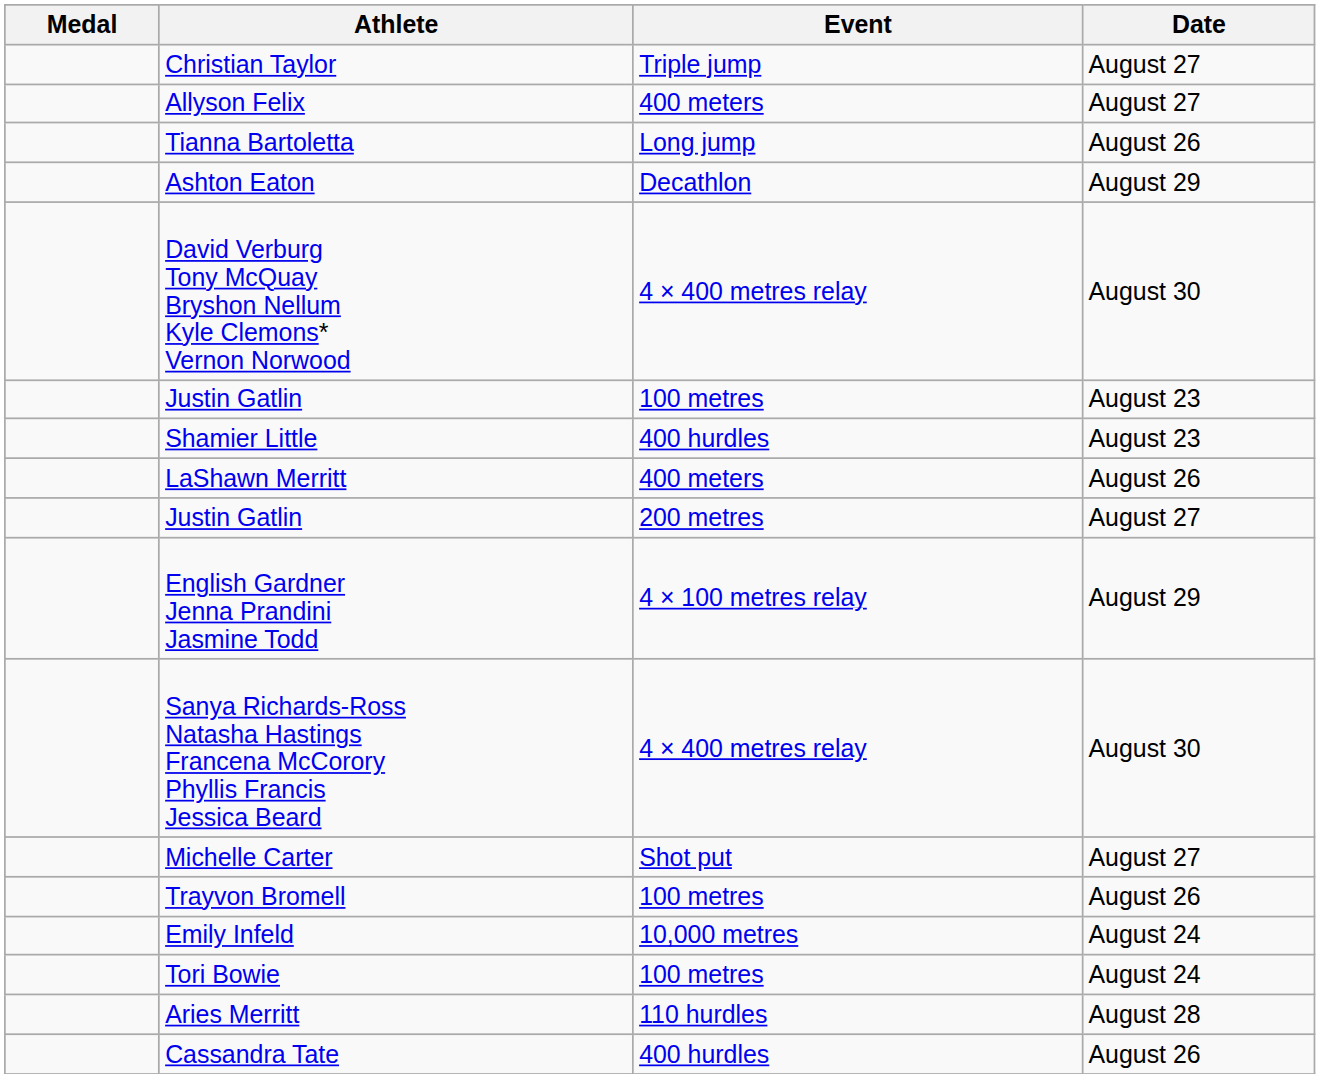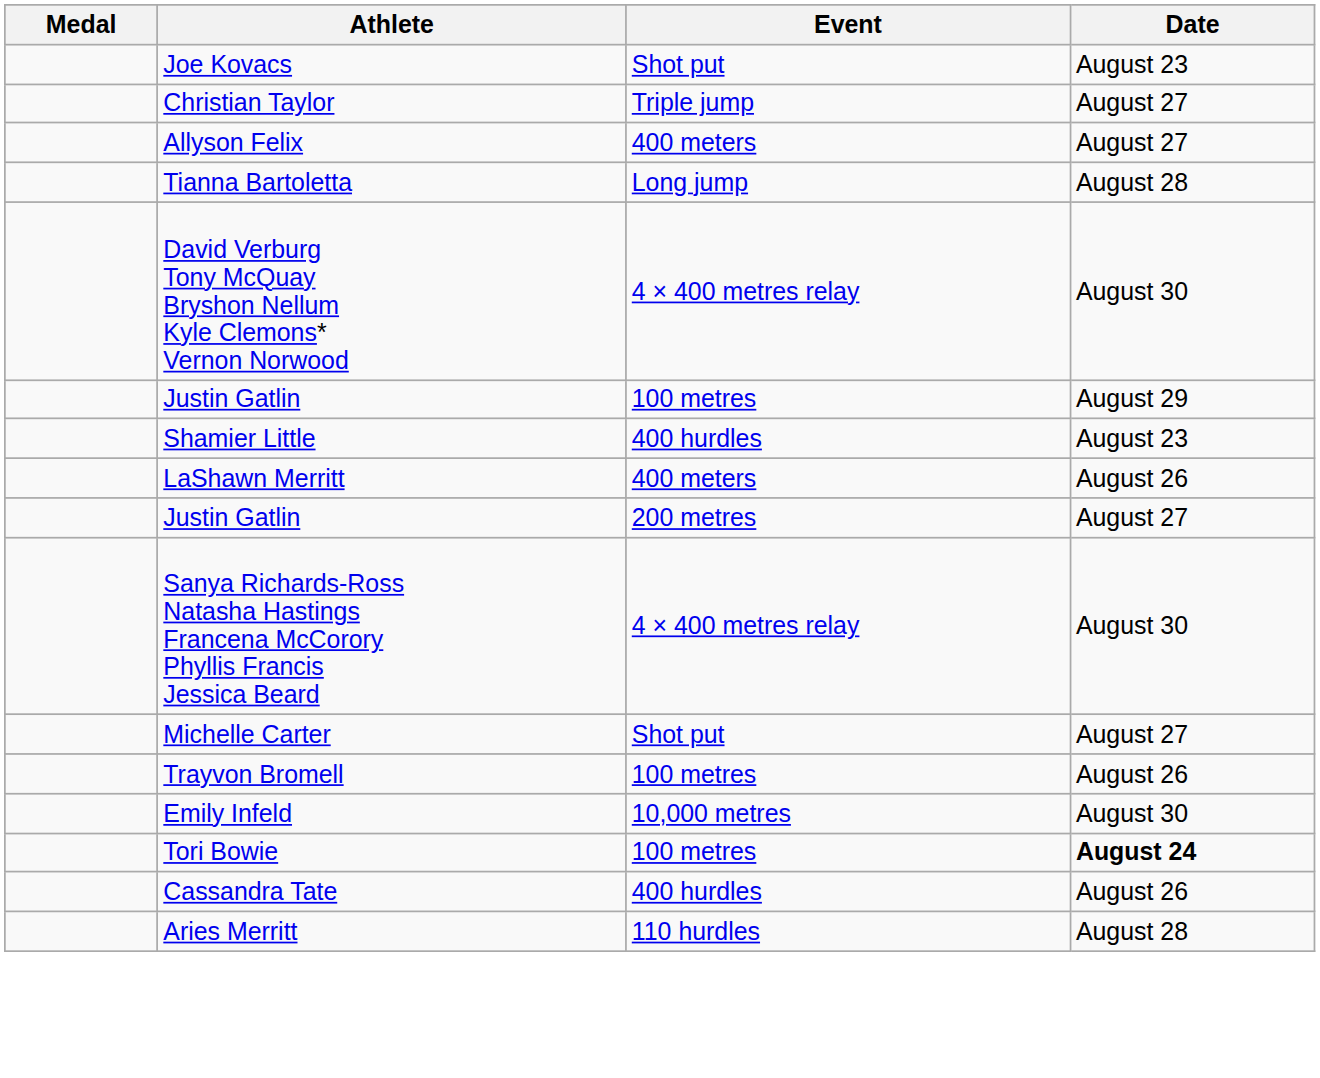+ row: (228, 64)
(1145, 143) August 26 -> (1132, 182) August 28
- row: (240, 182)
(1145, 399) August 23 -> (1132, 399) August 29
- row: (255, 612)
(1145, 936) August 24 -> (1132, 813) August 30
(1145, 975) normal -> (1136, 853) bold
rows swapped: (252, 1054) <-> (232, 1014)
